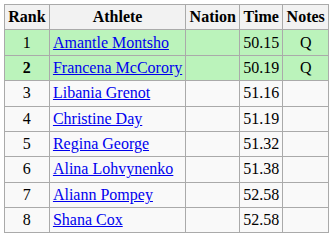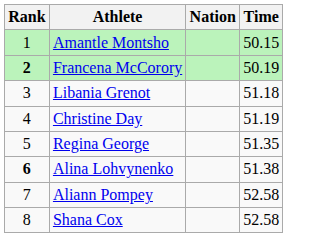- column: (306, 17)
(261, 93) 51.16 -> (261, 93) 51.18
(261, 144) 51.32 -> (261, 144) 51.35
(27, 169) normal -> (27, 169) bold
